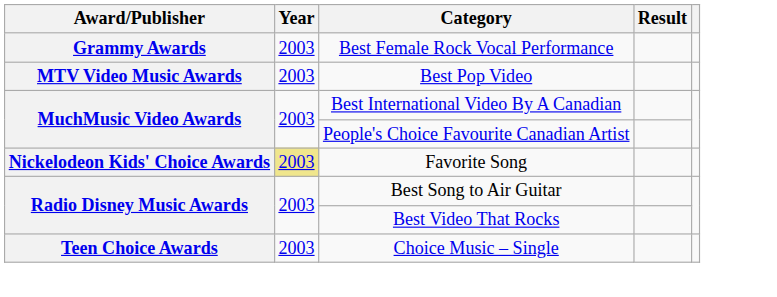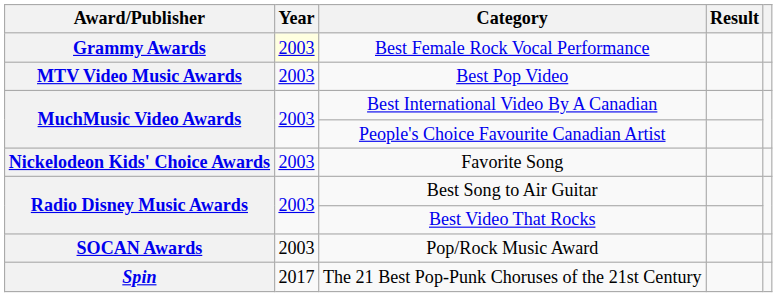(296, 47) no background -> (296, 47) lightyellow background
(296, 162) khaki background -> (296, 162) no background
+ row: (512, 248)
+ row: (512, 276)
- row: (476, 248)
